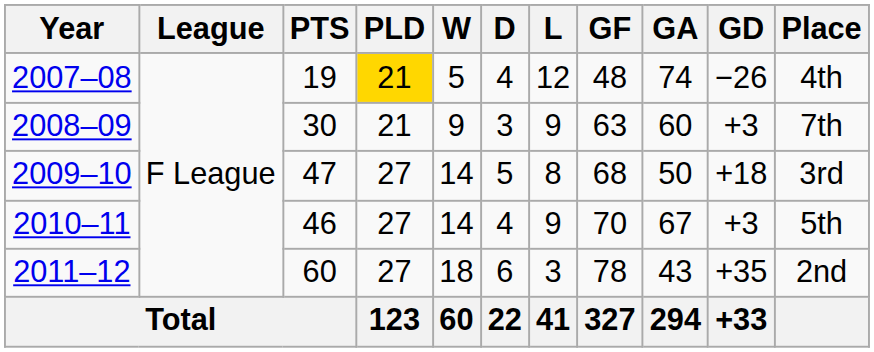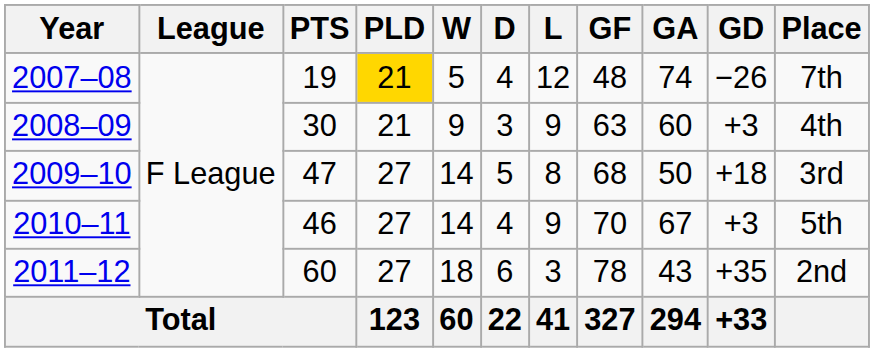(822, 77) 4th -> (822, 77) 7th
(822, 126) 7th -> (822, 126) 4th
